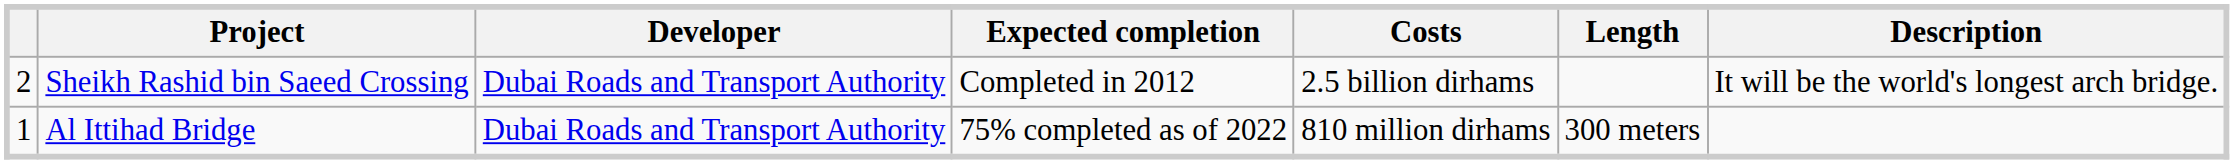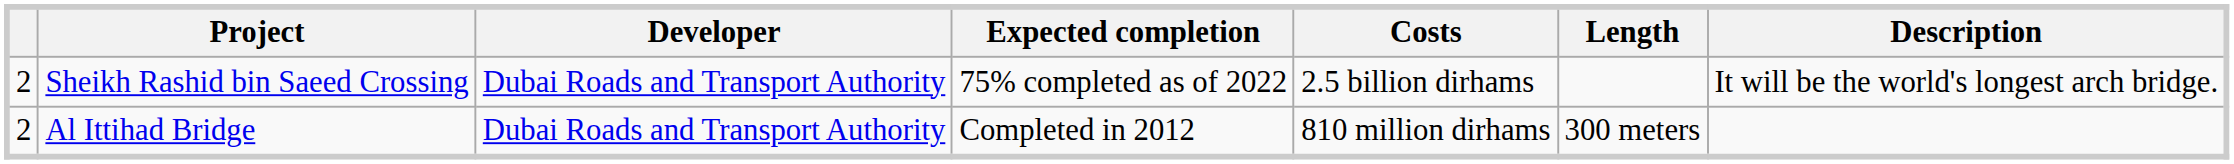(1077, 81) Completed in 2012 -> (1123, 81) 75% completed as of 2022
(24, 130) 1 -> (24, 130) 2
(1123, 130) 75% completed as of 2022 -> (1077, 130) Completed in 2012
